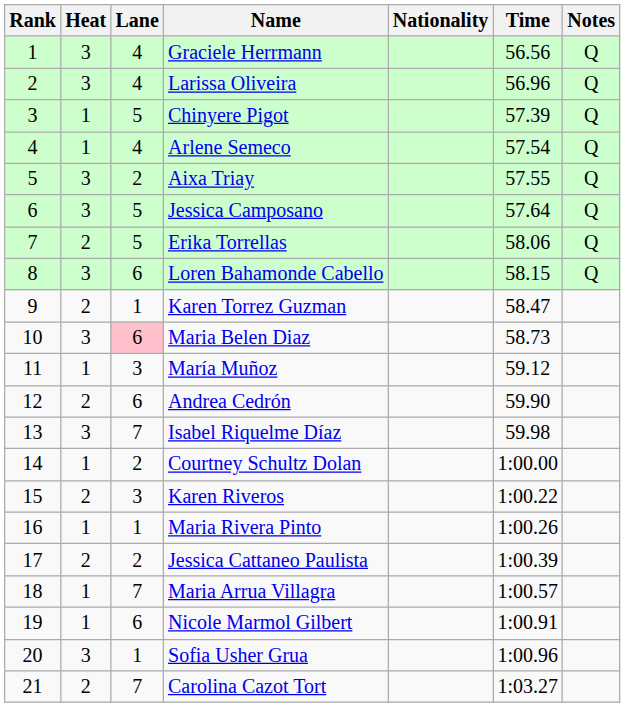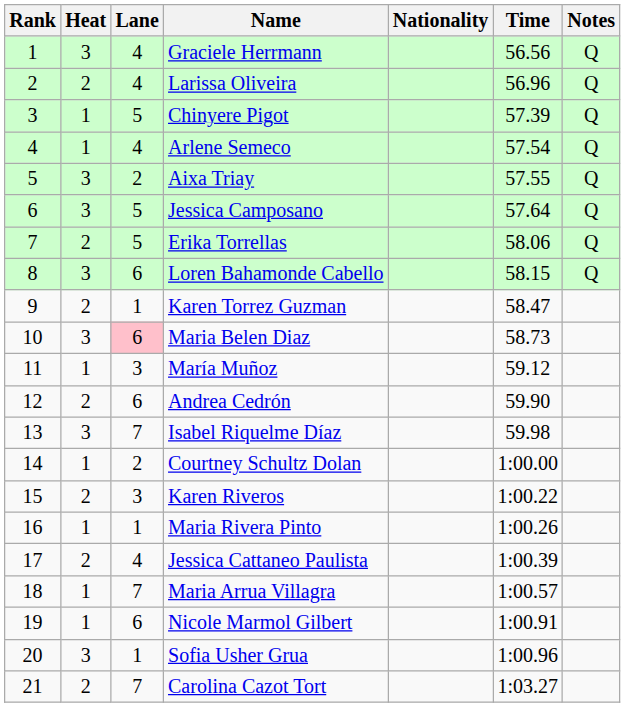(86, 83) 3 -> (86, 83) 2
(137, 559) 2 -> (137, 559) 4
